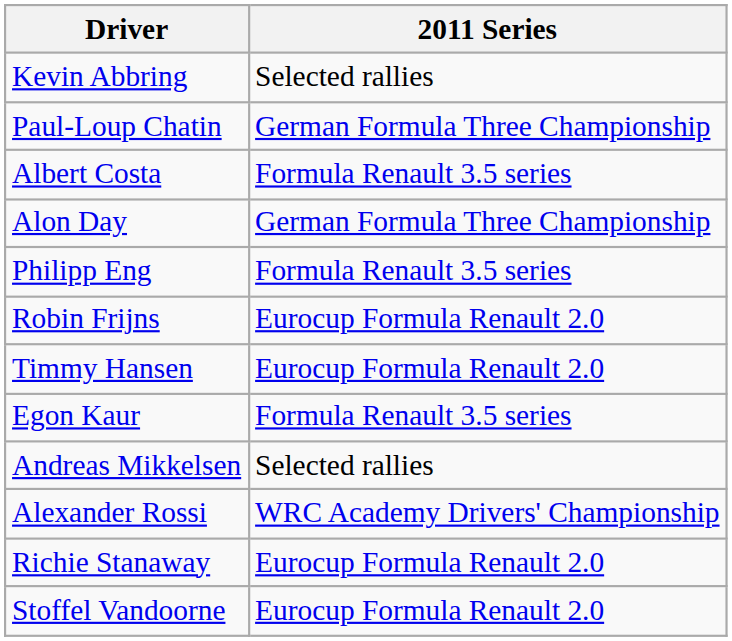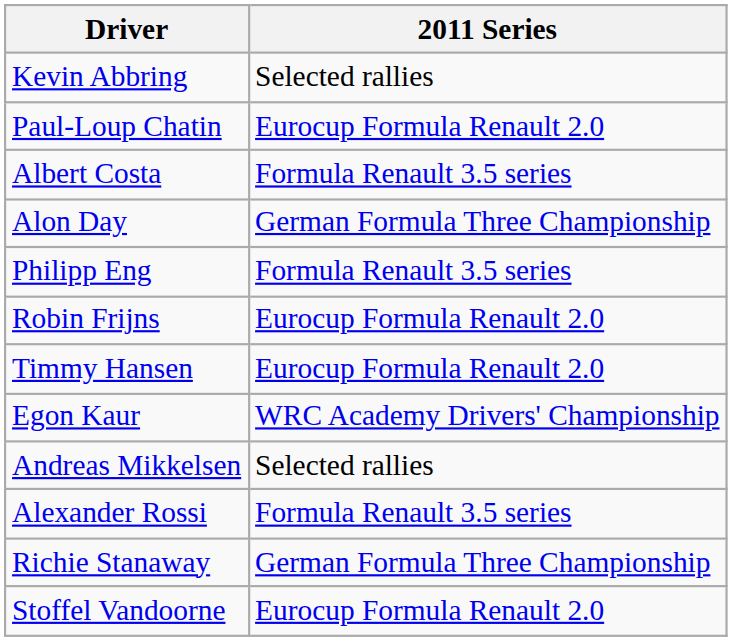(483, 125) German Formula Three Championship -> (430, 125) Eurocup Formula Renault 2.0
(413, 416) Formula Renault 3.5 series -> (487, 416) WRC Academy Drivers' Championship
(487, 512) WRC Academy Drivers' Championship -> (413, 512) Formula Renault 3.5 series
(430, 561) Eurocup Formula Renault 2.0 -> (483, 561) German Formula Three Championship
